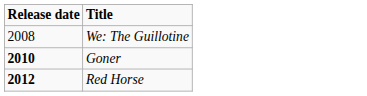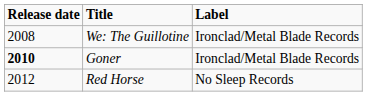+ column: (212, 15)
(21, 79) bold -> (21, 79) normal
